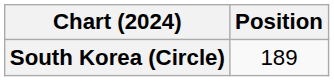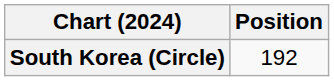(279, 57) 189 -> (279, 57) 192
